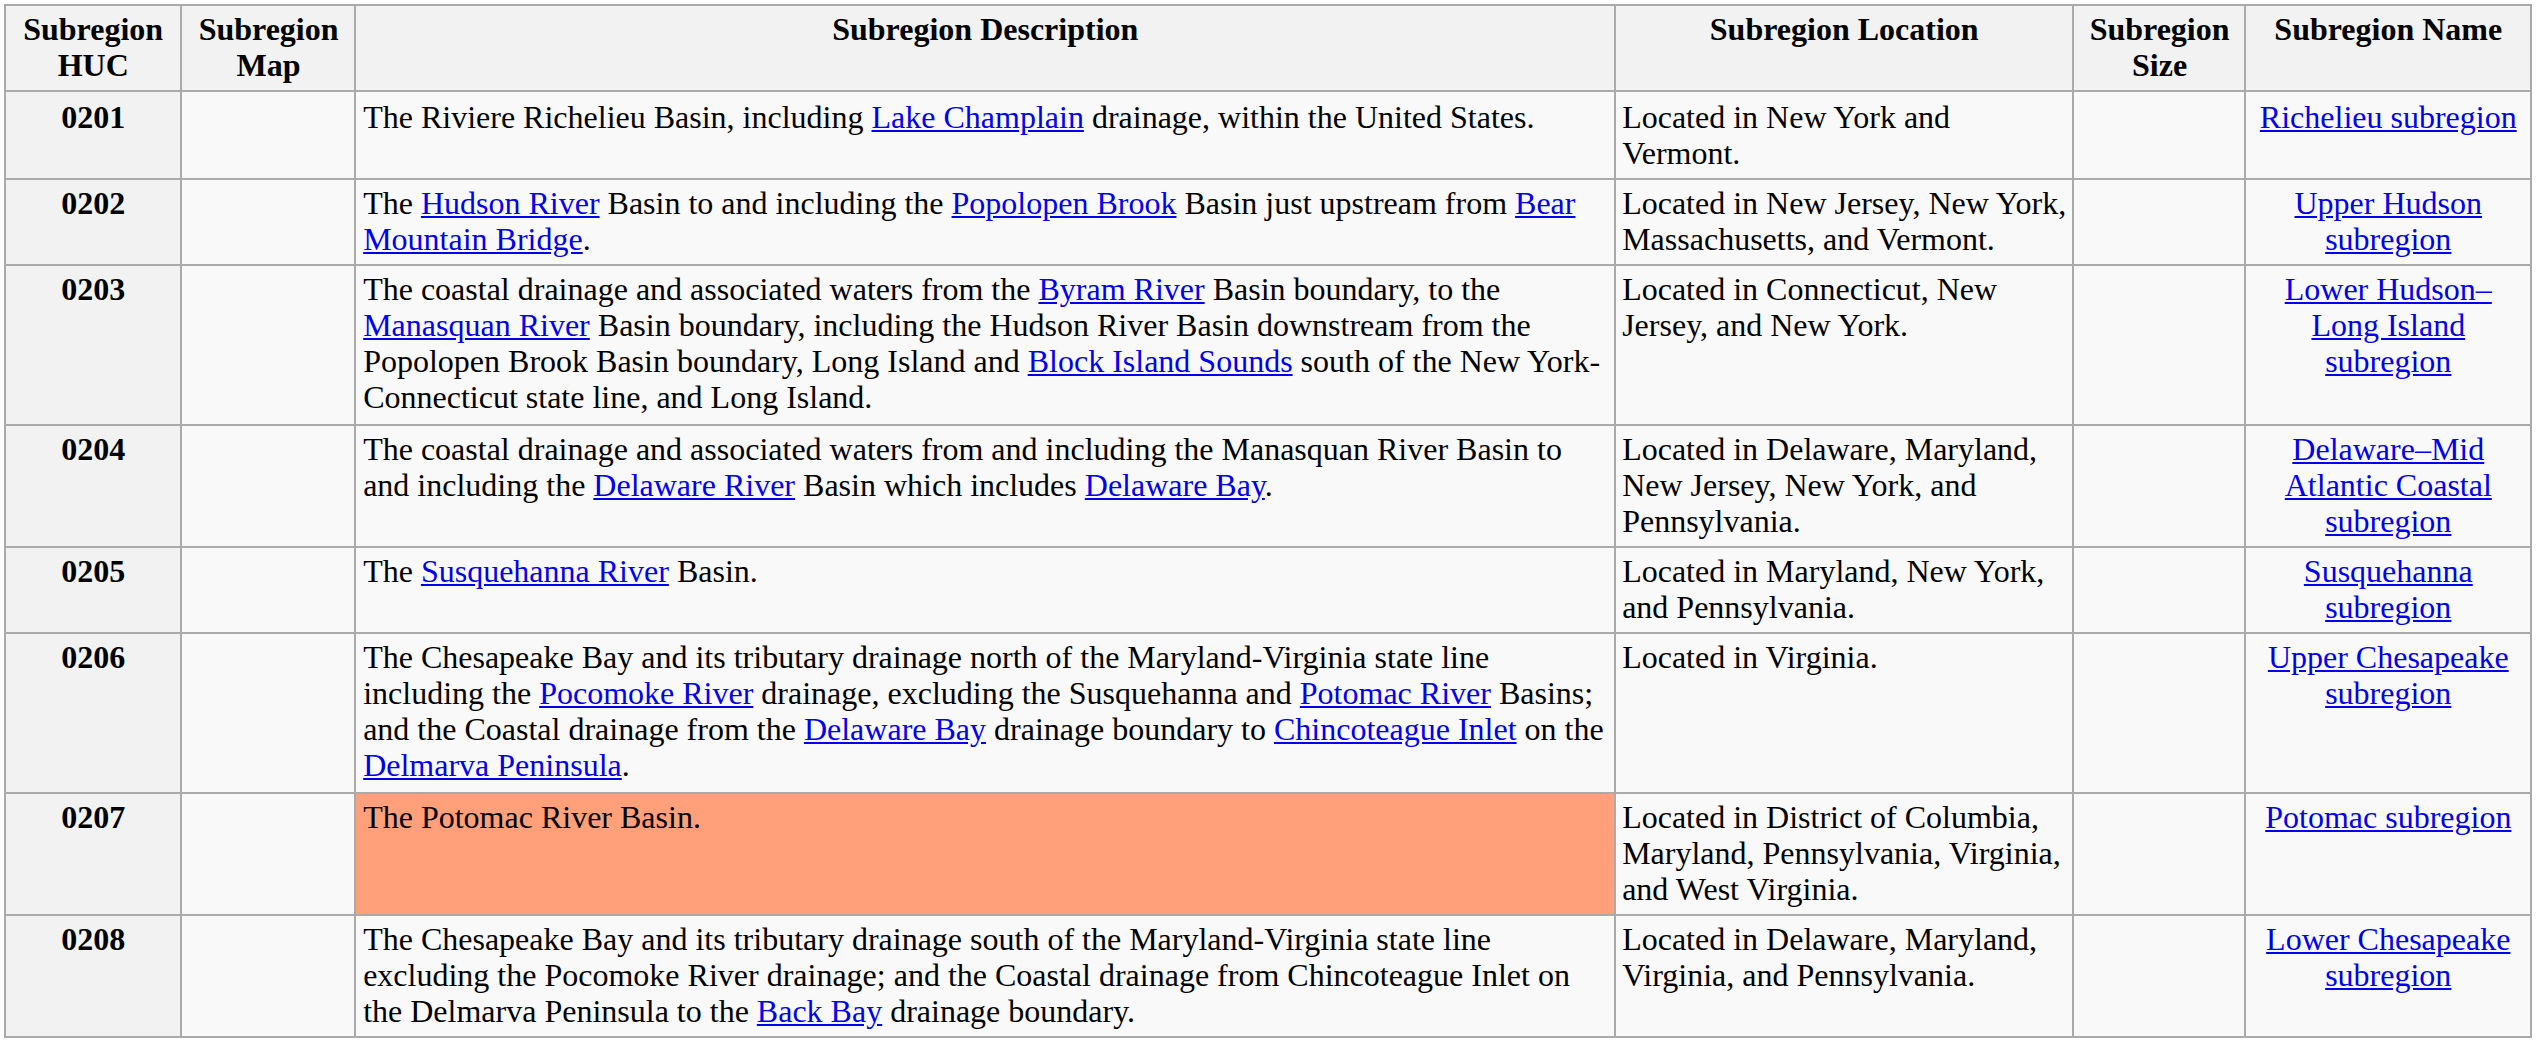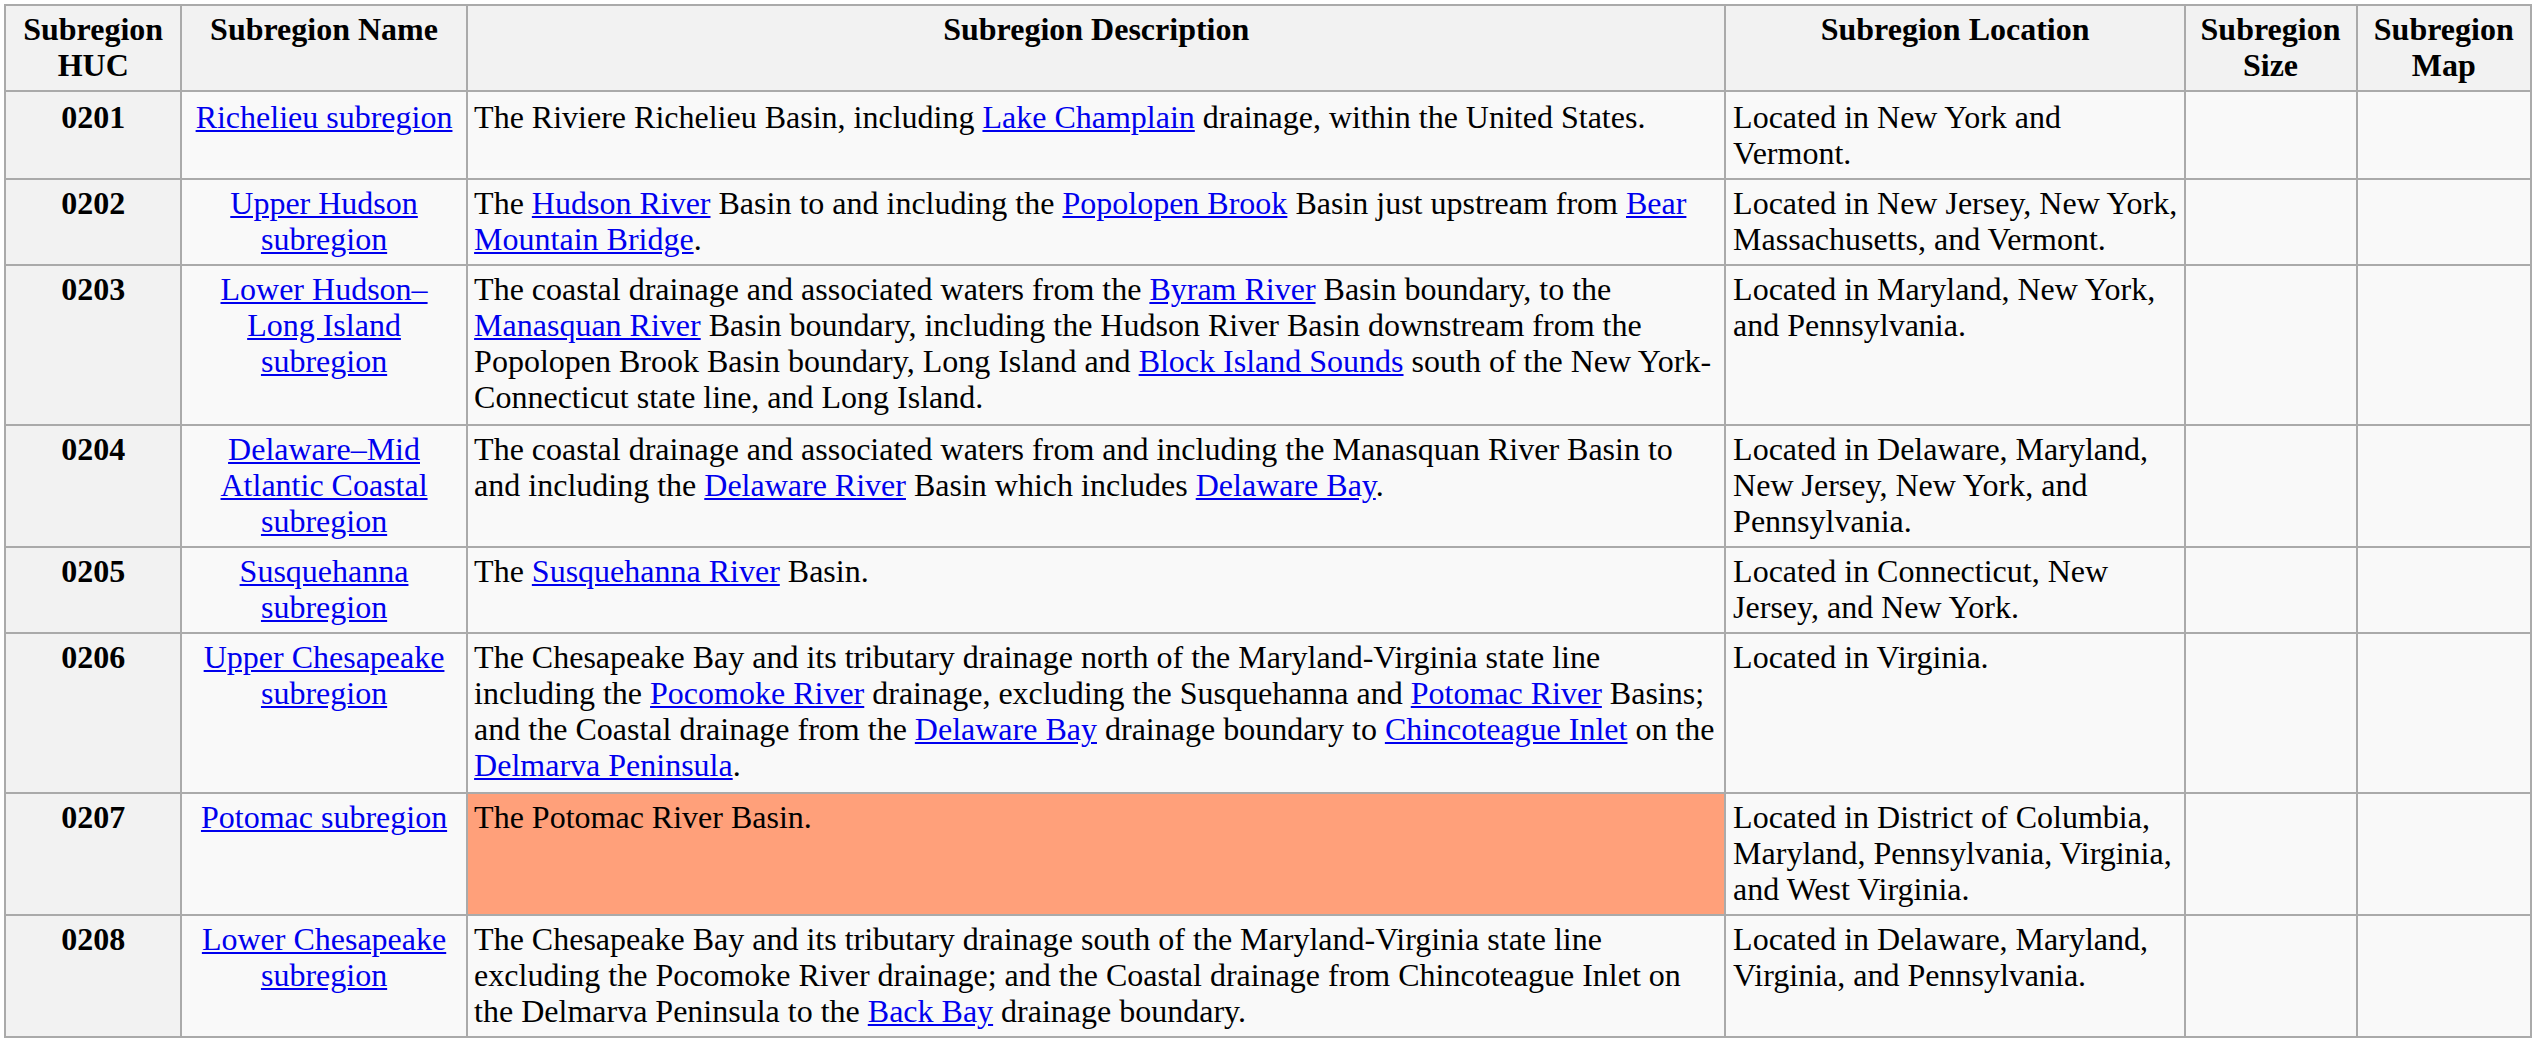columns swapped: (2388, 29) <-> (269, 47)
(1810, 308) Located in Connecticut, New Jersey, and New York. -> (1944, 308) Located in Maryland, New York, and Pennsylvania.
(1833, 589) Located in Maryland, New York, and Pennsylvania. -> (1921, 589) Located in Connecticut, New Jersey, and New York.
